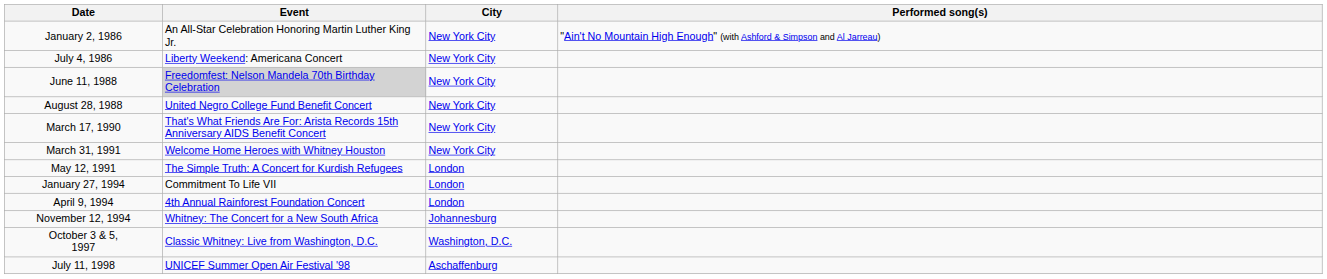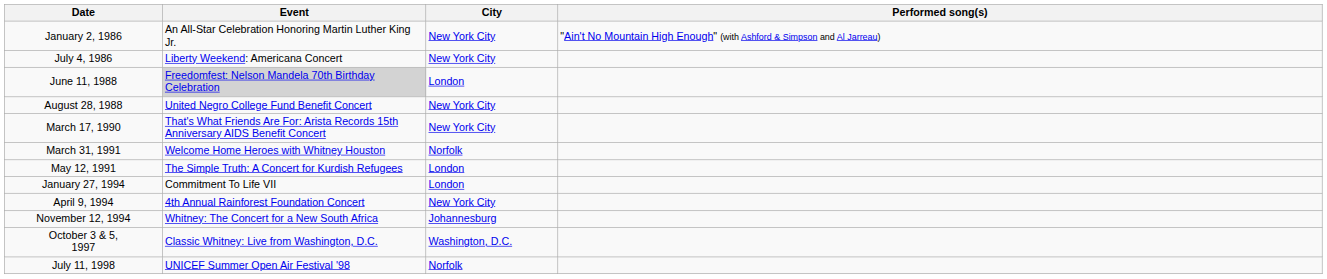(462, 82) New York City -> (446, 82) London
(462, 151) New York City -> (445, 151) Norfolk
(446, 202) London -> (462, 202) New York City
(463, 265) Aschaffenburg -> (445, 265) Norfolk
